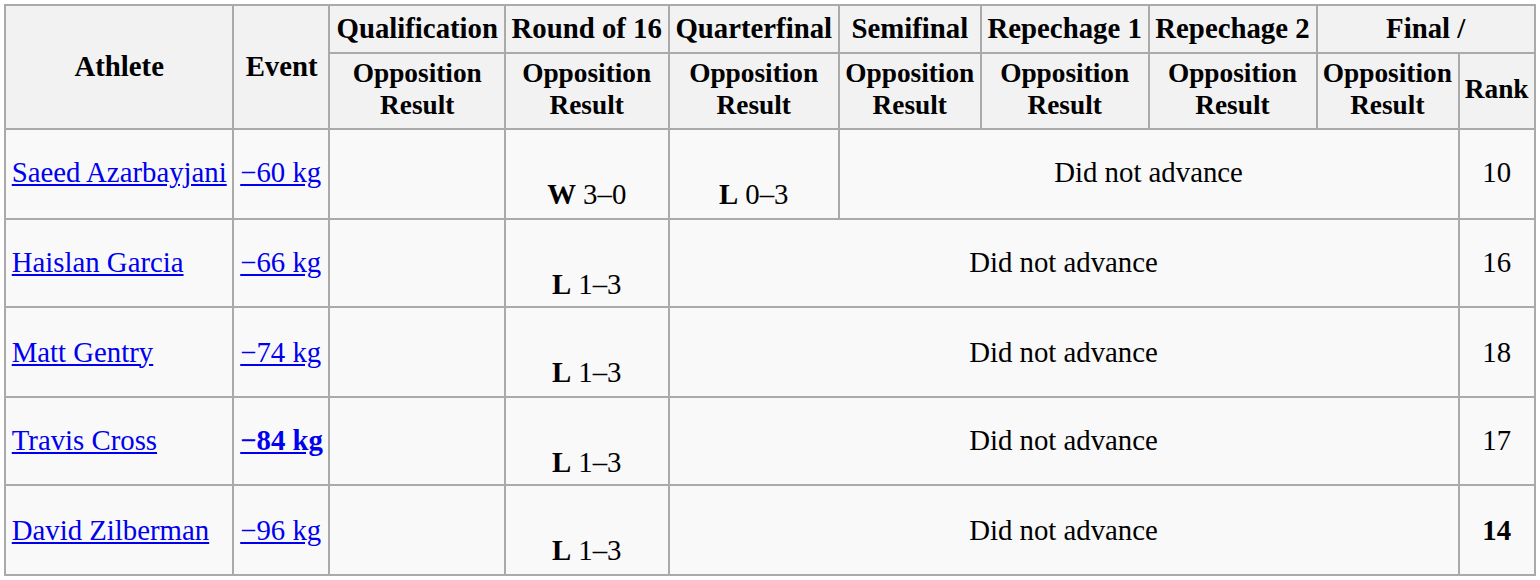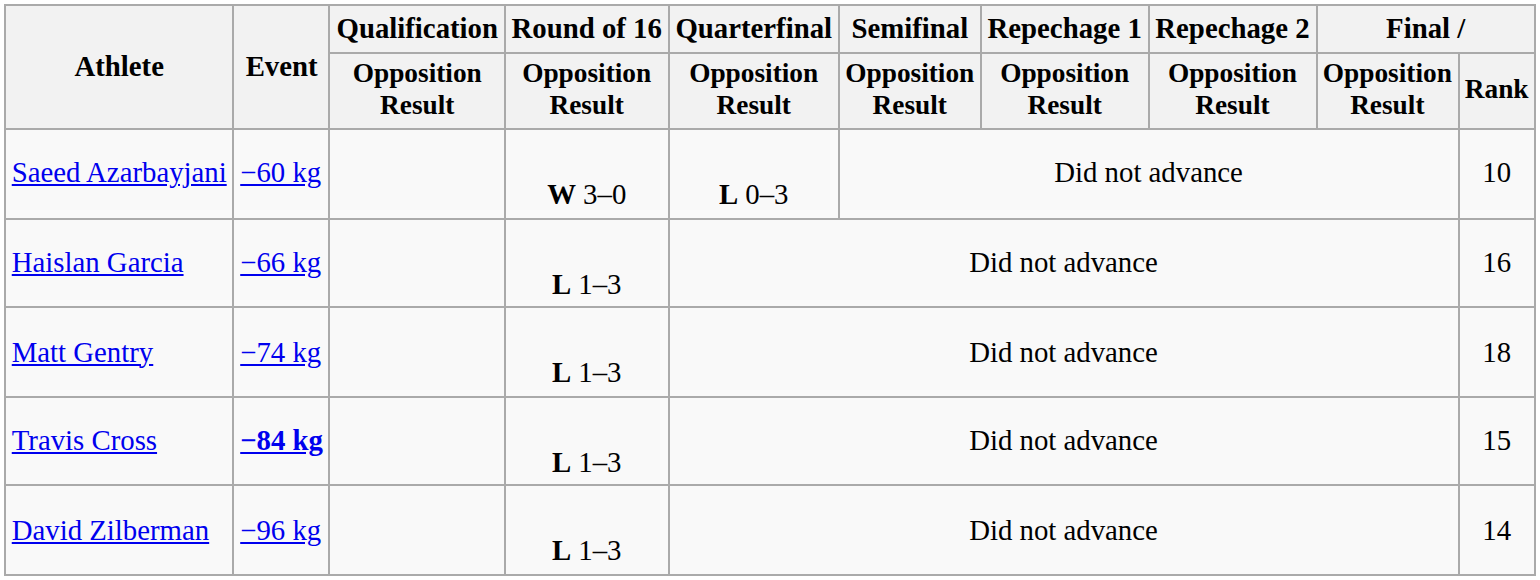(1497, 441) 17 -> (1497, 441) 15
(1497, 530) bold -> (1497, 530) normal
